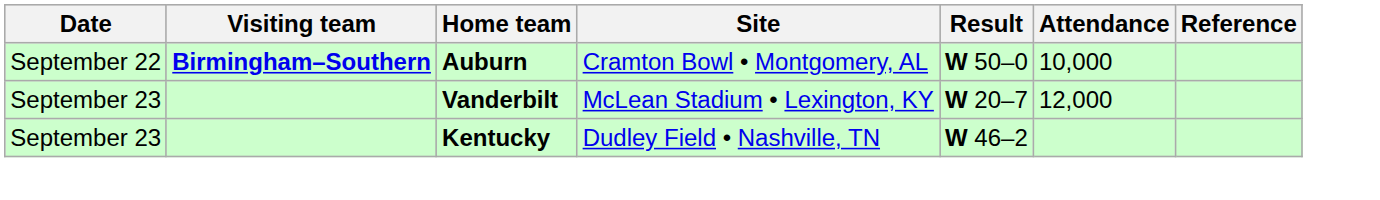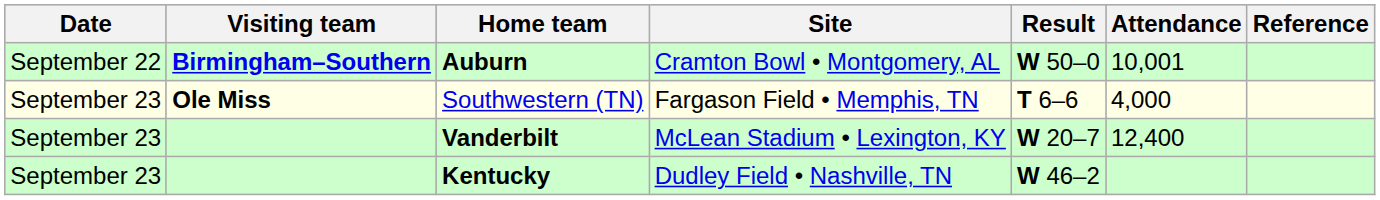(1076, 62) 10,000 -> (1148, 62) 10,001
+ row: (543, 100)
(1076, 100) 12,000 -> (1148, 138) 12,400
